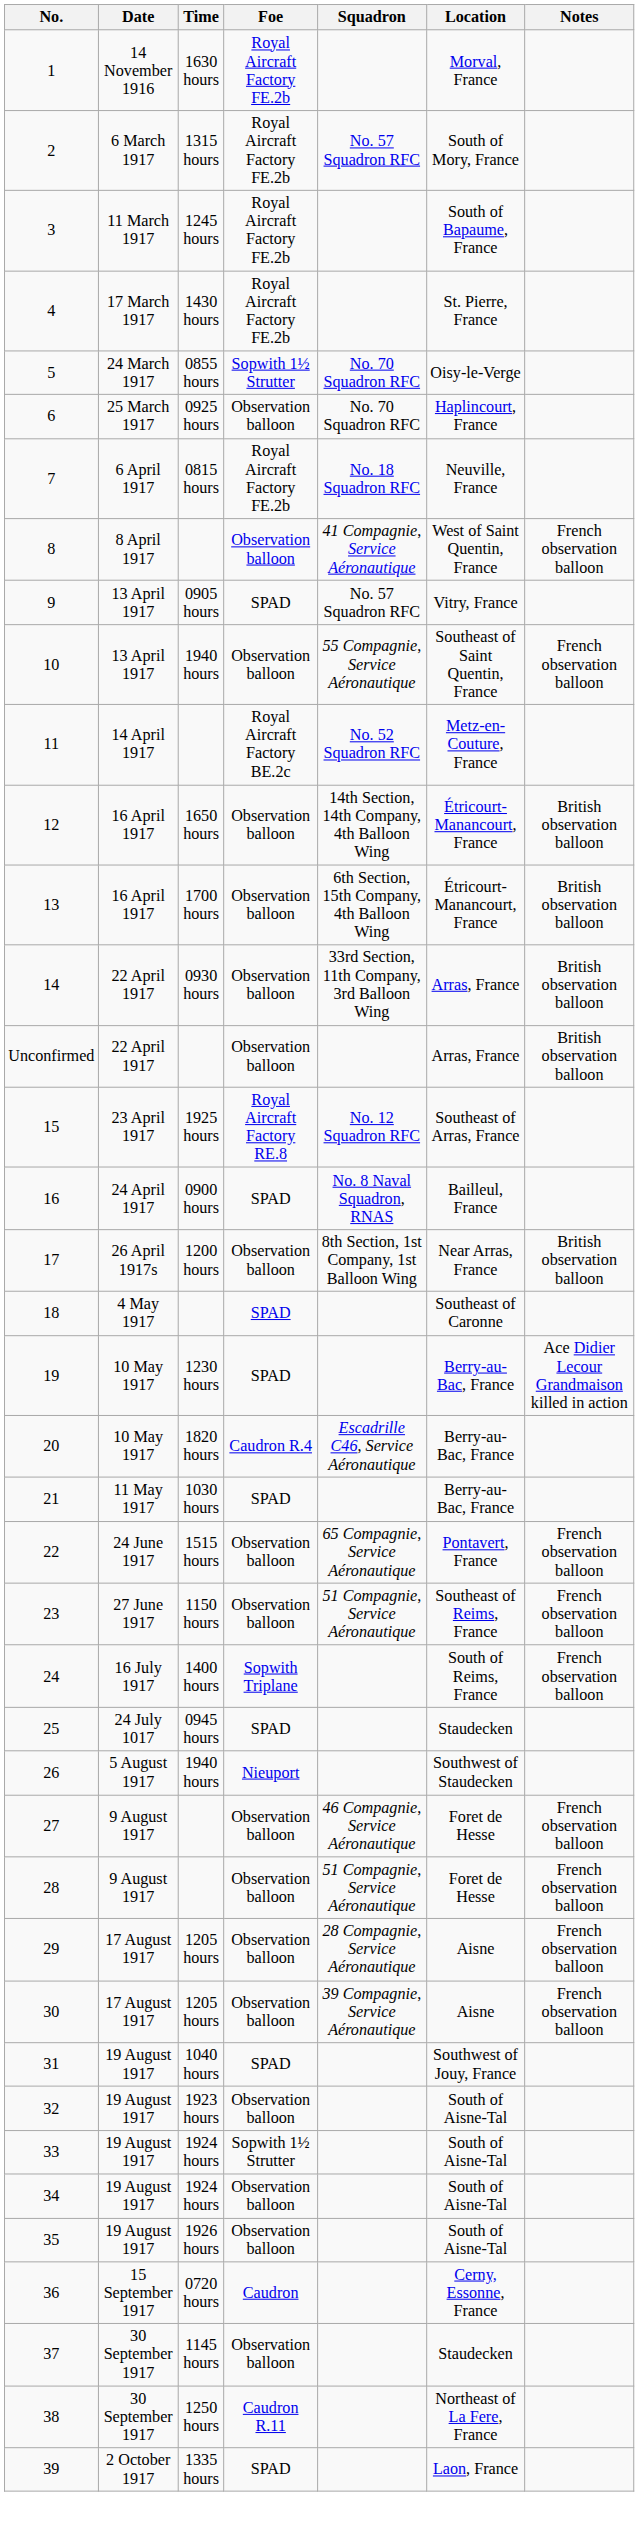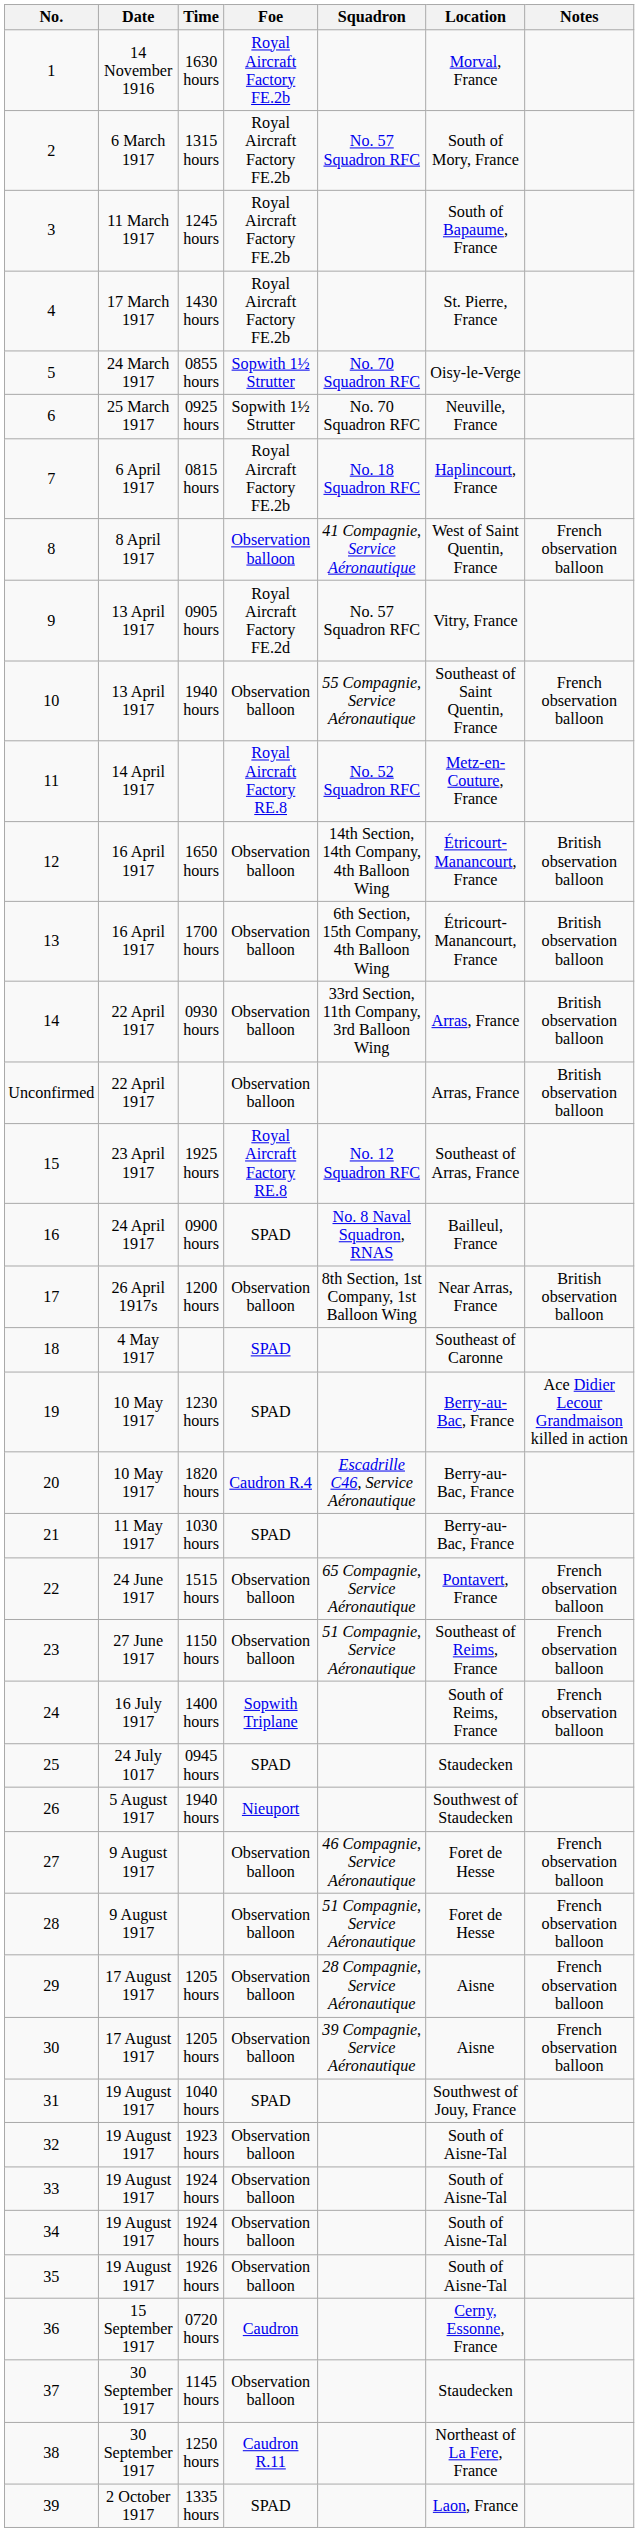(271, 416) Observation balloon -> (271, 416) Sopwith 1½ Strutter
(476, 416) Haplincourt, France -> (475, 416) Neuville, France
(476, 478) Neuville, France -> (475, 478) Haplincourt, France
(271, 602) SPAD -> (271, 620) Royal Aircraft Factory FE.2d
(271, 744) Royal Aircraft Factory BE.2c -> (271, 781) Royal Aircraft Factory RE.8
(271, 2152) Sopwith 1½ Strutter -> (271, 2188) Observation balloon
